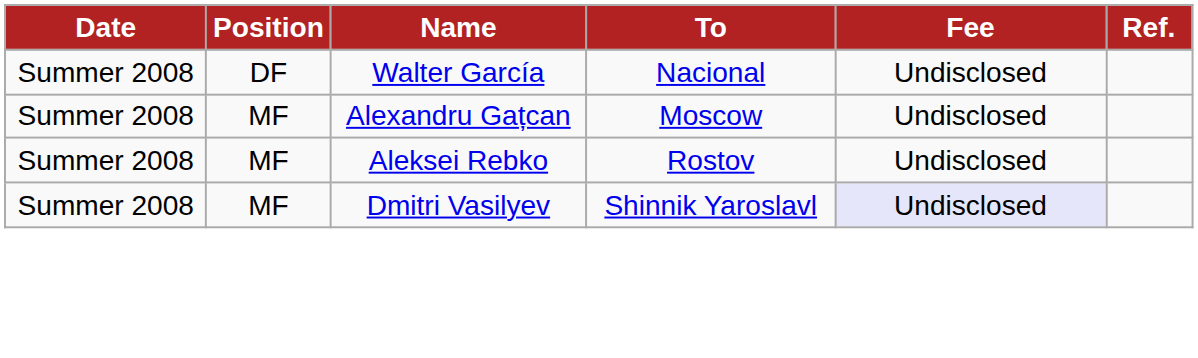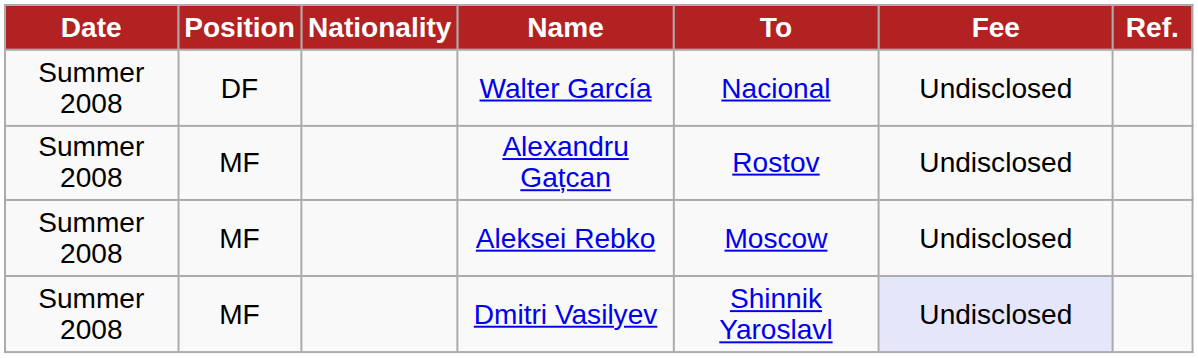+ column: (380, 28)
(711, 116) Moscow -> (776, 163) Rostov
(711, 161) Rostov -> (776, 239) Moscow
